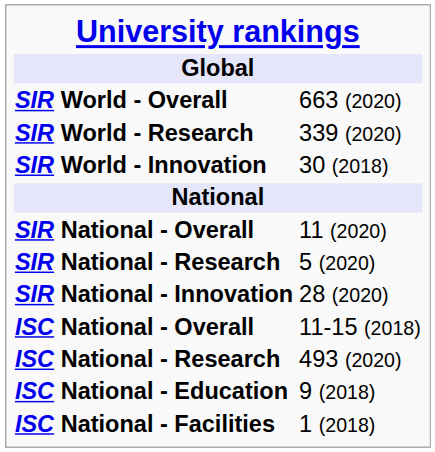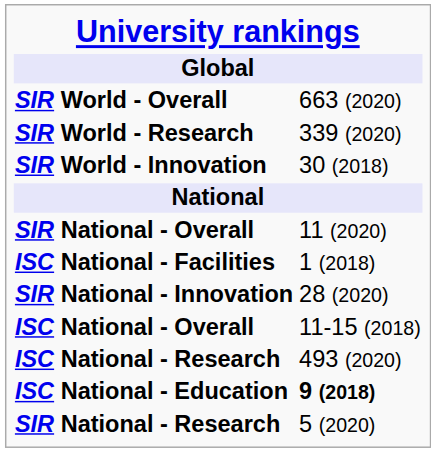rows swapped: (148, 262) <-> (145, 424)
(337, 392) normal -> (337, 392) bold
